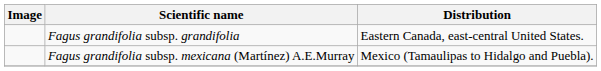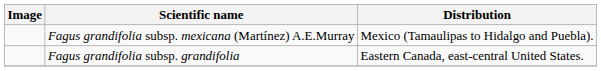rows swapped: (144, 35) <-> (201, 55)
